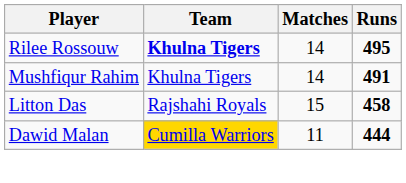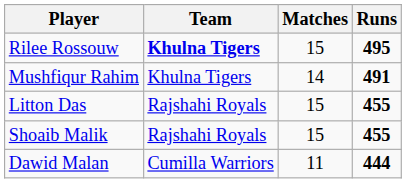(315, 47) 14 -> (315, 47) 15
(377, 105) 458 -> (377, 105) 455
+ row: (58, 134)
(211, 134) gold background -> (211, 163) no background
